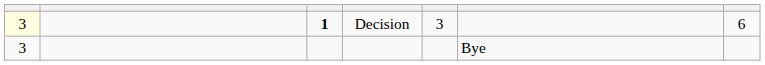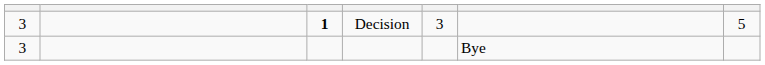(22, 23) lightyellow background -> (22, 23) no background
(742, 23) 6 -> (742, 23) 5
